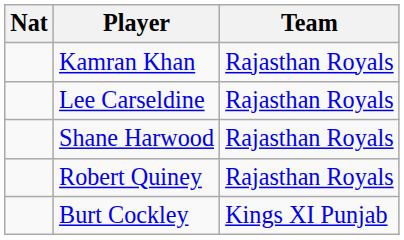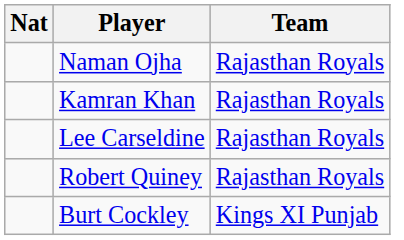+ row: (120, 61)
- row: (137, 138)
